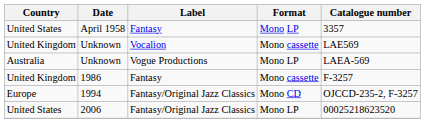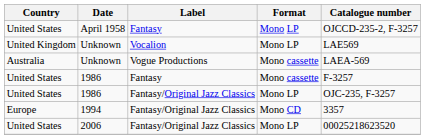(334, 28) 3357 -> (371, 28) OJCCD-235-2, F-3257
(289, 45) Mono cassette -> (279, 45) Mono LP
(279, 61) Mono LP -> (289, 61) Mono cassette
(41, 77) United Kingdom -> (34, 77) United States
+ row: (91, 93)
(371, 93) OJCCD-235-2, F-3257 -> (334, 110) 3357
